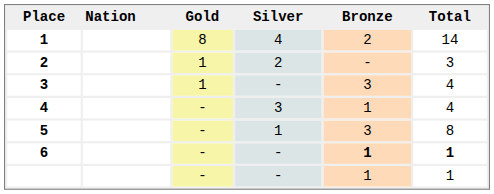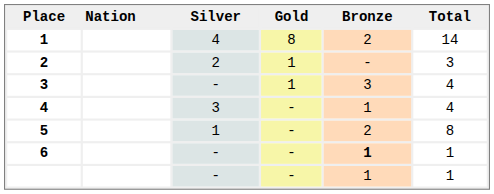columns swapped: (202, 18) <-> (278, 18)
(367, 131) 3 -> (367, 131) 2
(450, 154) bold -> (450, 154) normal
